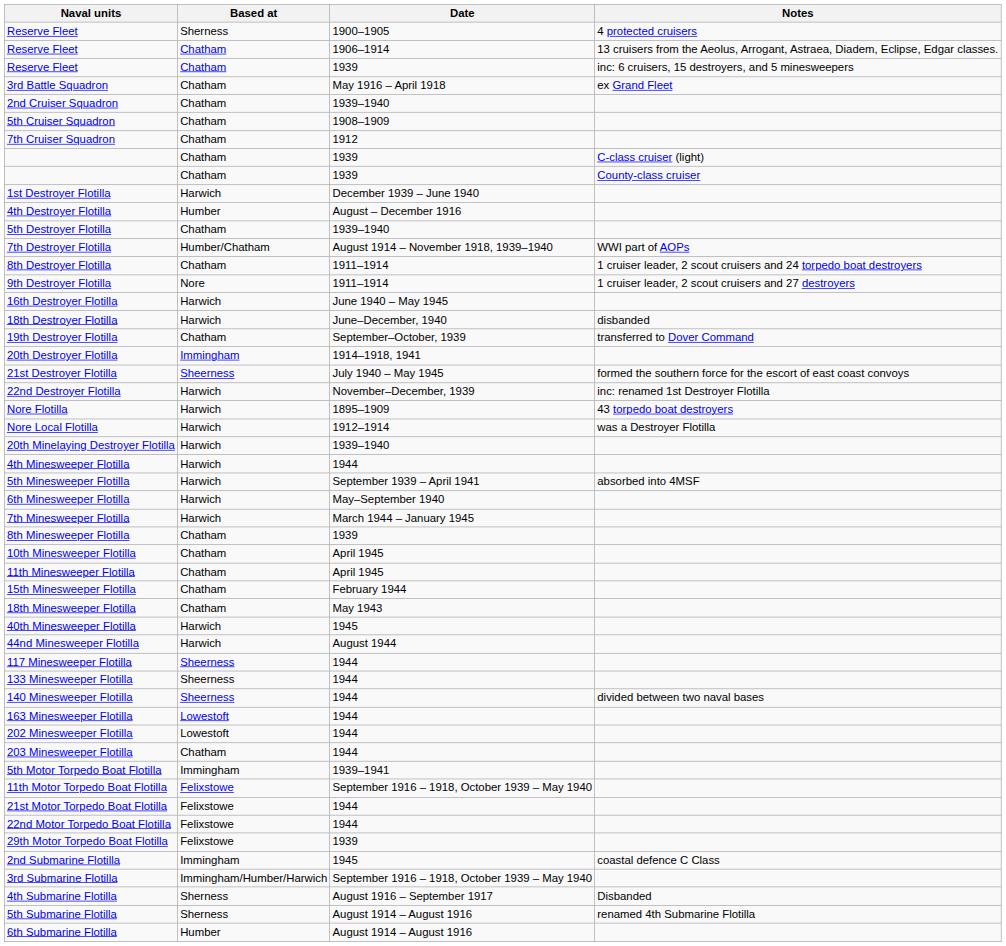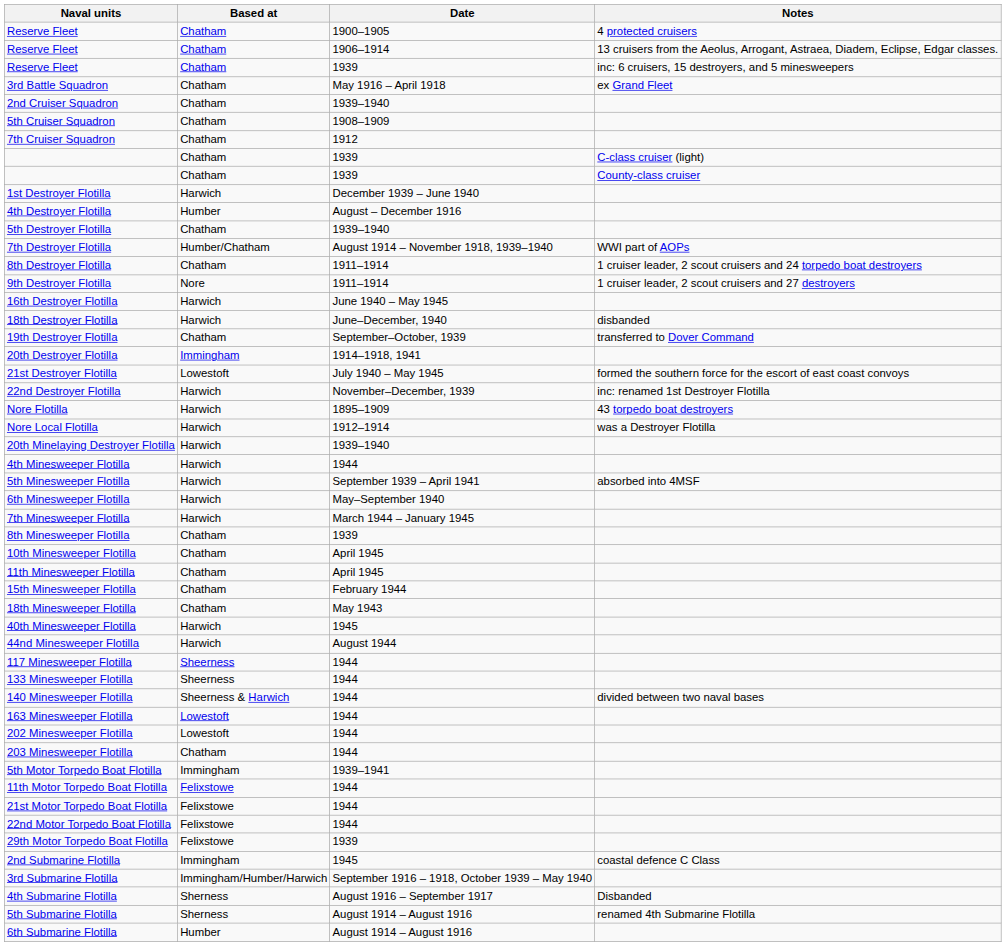(204, 31) Sherness -> (203, 31) Chatham
(207, 373) Sheerness -> (204, 373) Lowestoft
(207, 698) Sheerness -> (235, 698) Sheerness & Harwich
(462, 788) September 1916 – 1918, October 1939 – May 1940 -> (345, 788) 1944
